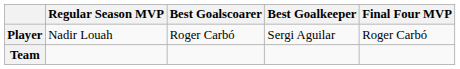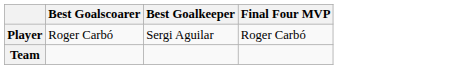- column: (106, 14)
